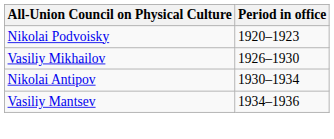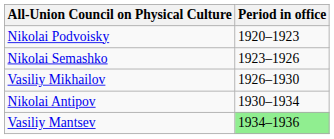+ row: (58, 58)
(269, 101) no background -> (269, 123) lightgreen background
